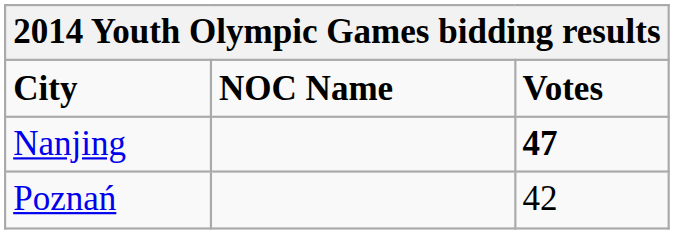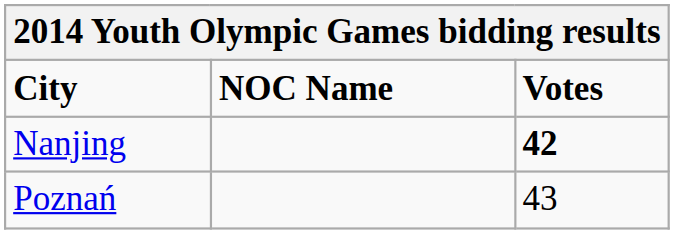(540, 143) 47 -> (540, 143) 42
(540, 198) 42 -> (540, 198) 43
